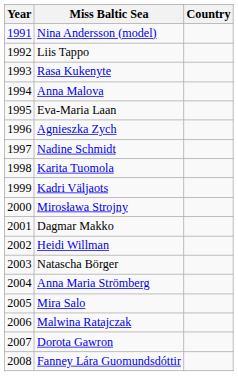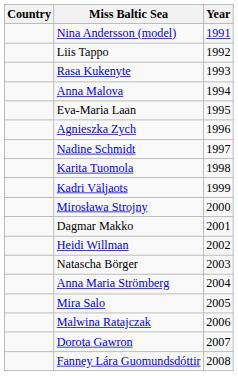columns swapped: (19, 14) <-> (209, 14)
